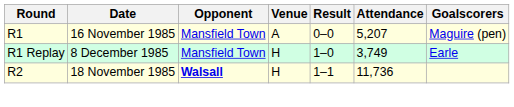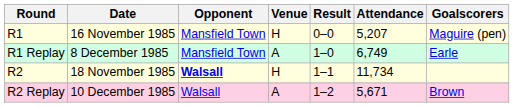(275, 33) A -> (276, 33) H
(276, 53) H -> (275, 53) A
(372, 53) 3,749 -> (372, 53) 6,749
(375, 72) 11,736 -> (375, 72) 11,734
+ row: (36, 92)
